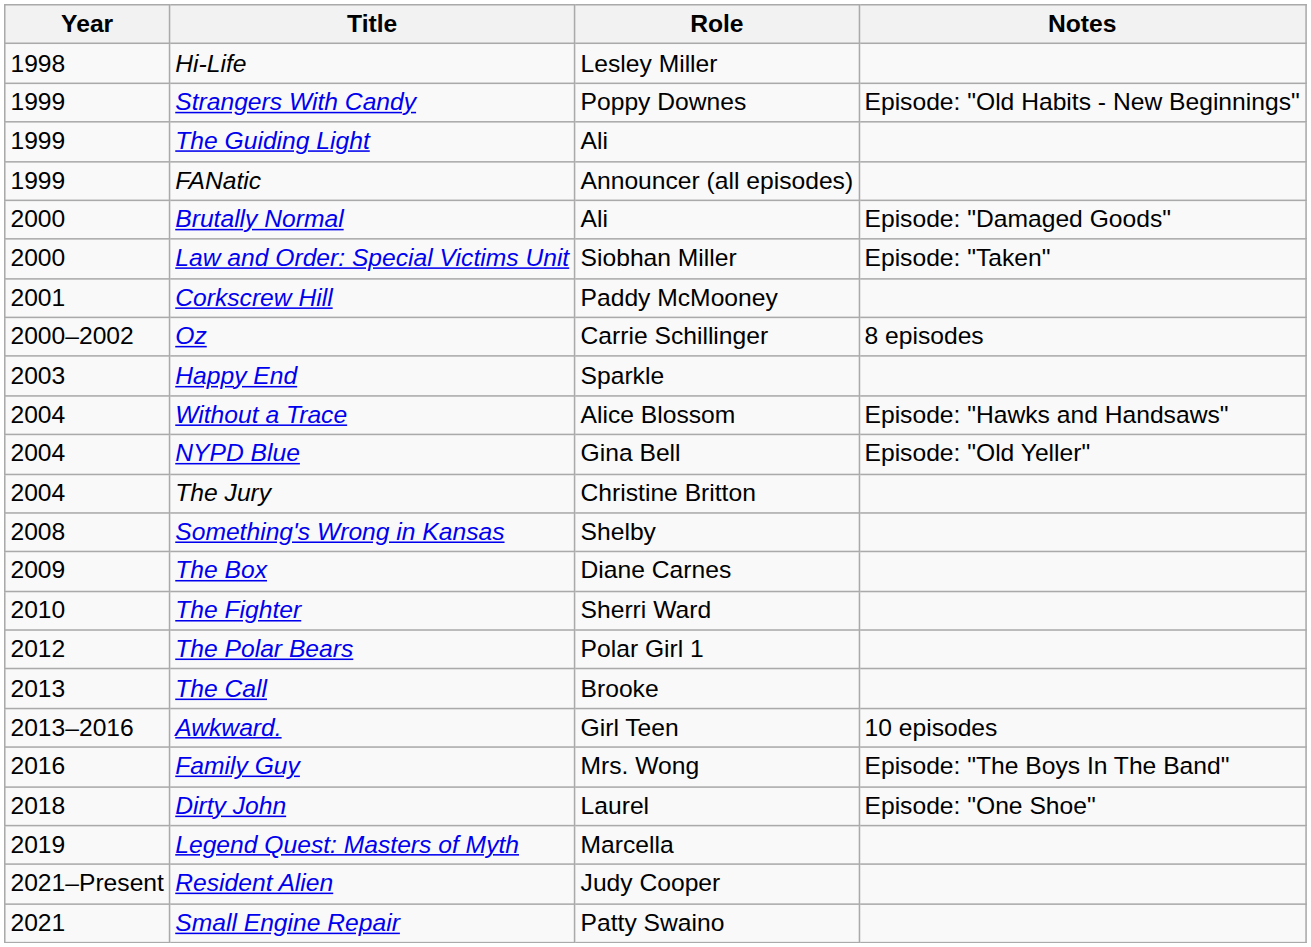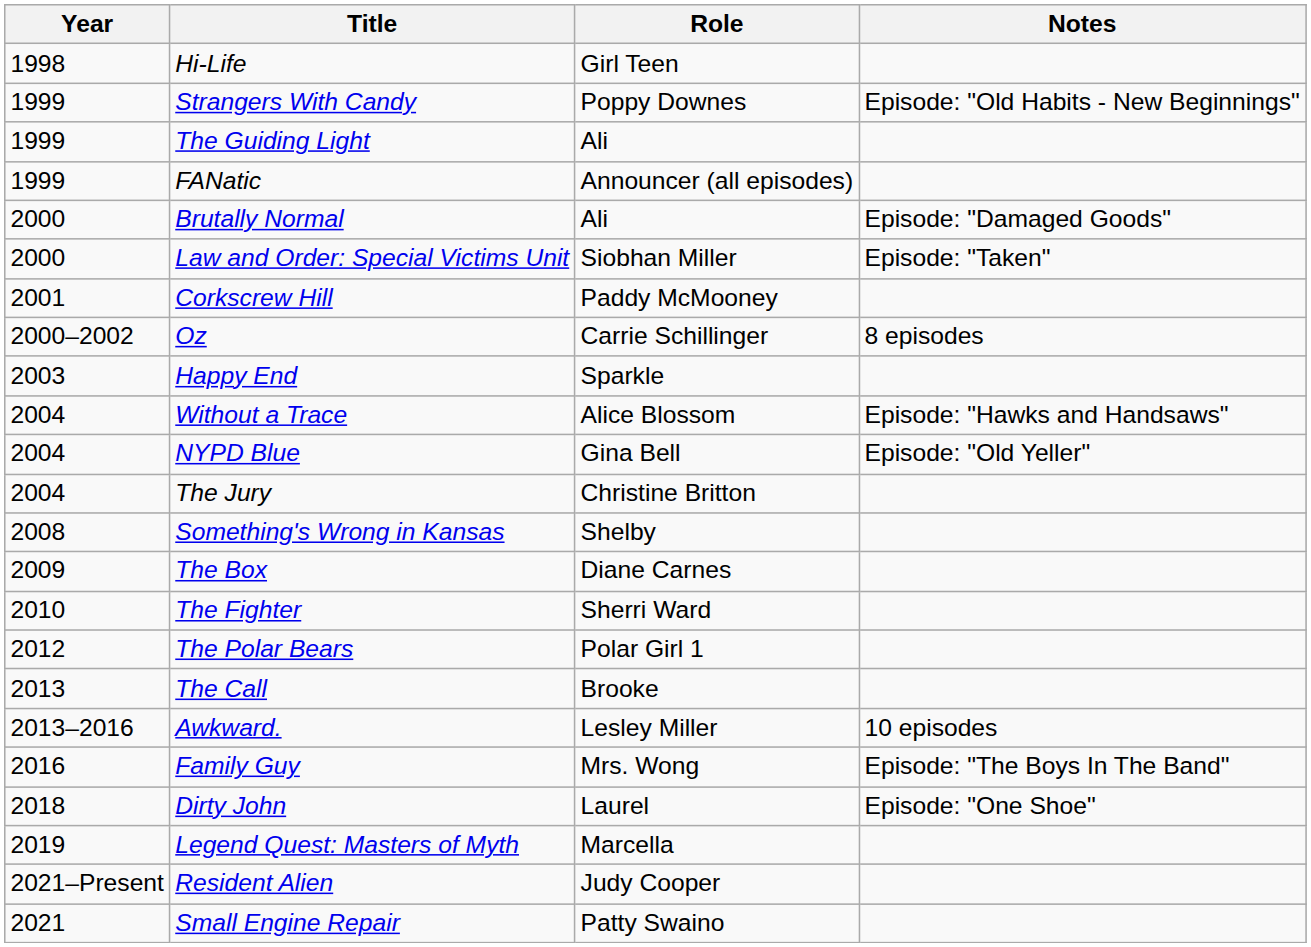(649, 63) Lesley Miller -> (630, 63) Girl Teen
(630, 727) Girl Teen -> (649, 727) Lesley Miller
